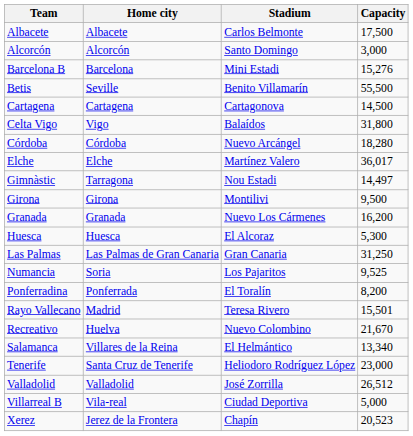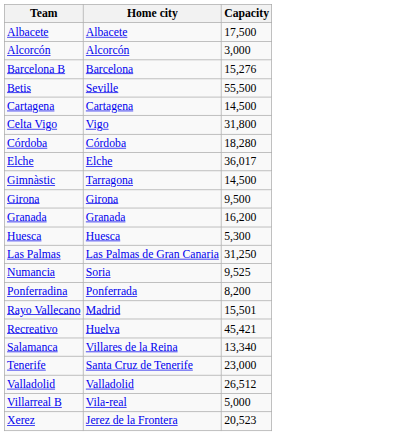- column: (290, 13)
(377, 180) 14,497 -> (240, 180) 14,500
(377, 328) 21,670 -> (240, 328) 45,421
